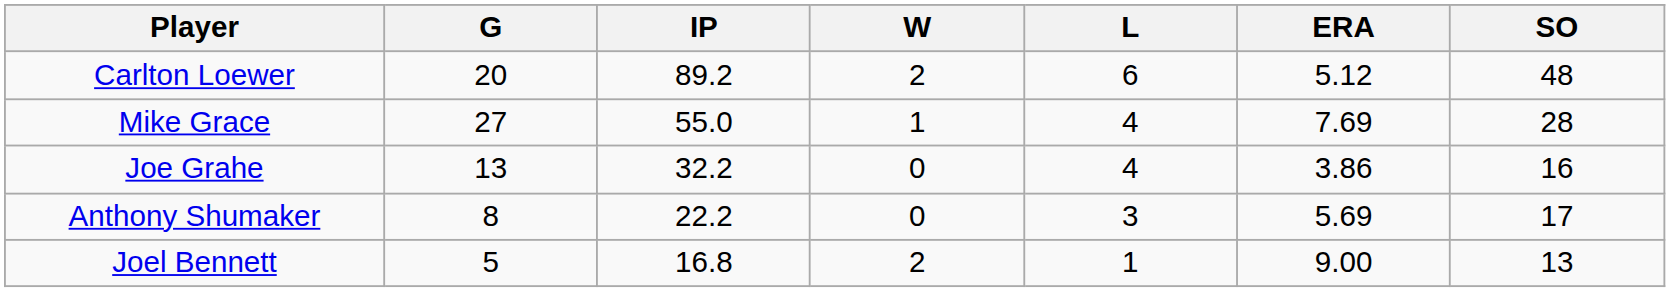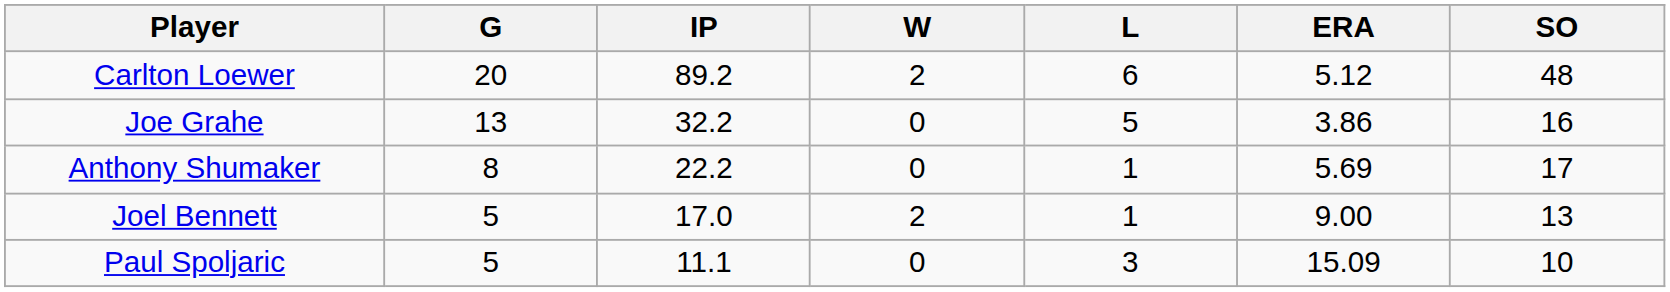- row: (194, 121)
(1130, 168) 4 -> (1130, 121) 5
(1130, 215) 3 -> (1130, 168) 1
(704, 262) 16.8 -> (704, 215) 17.0
+ row: (194, 262)
